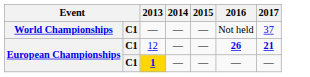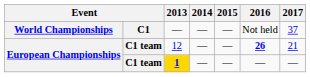(131, 47) C1 -> (144, 47) C1 team
(269, 47) bold -> (293, 47) normal
(131, 63) C1 -> (144, 63) C1 team
